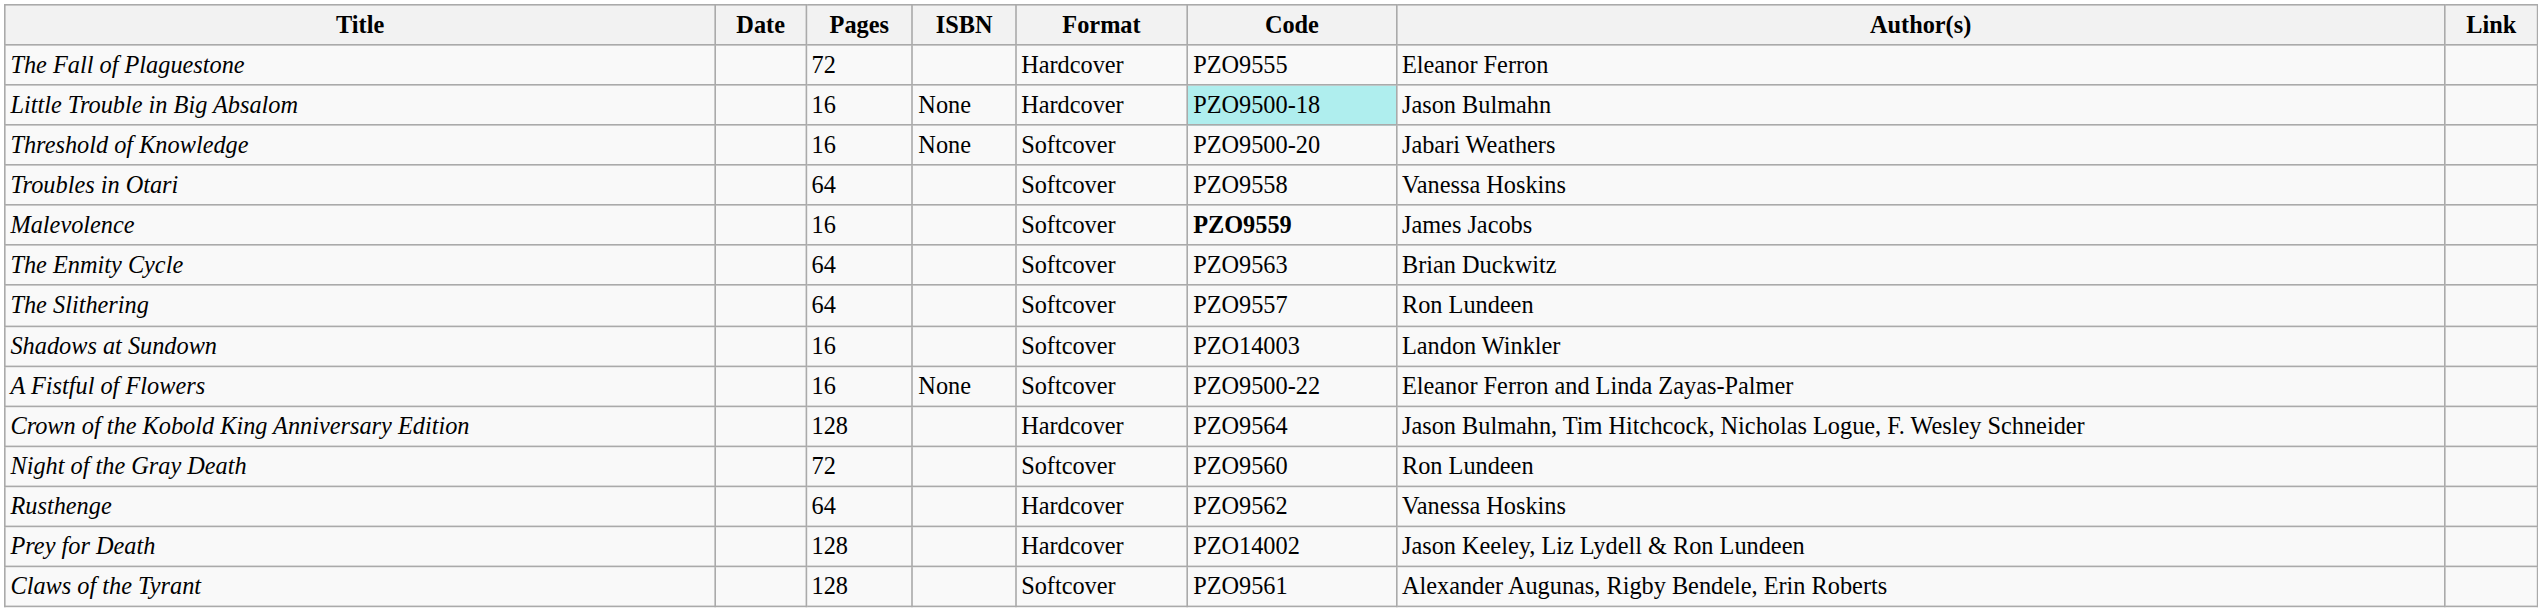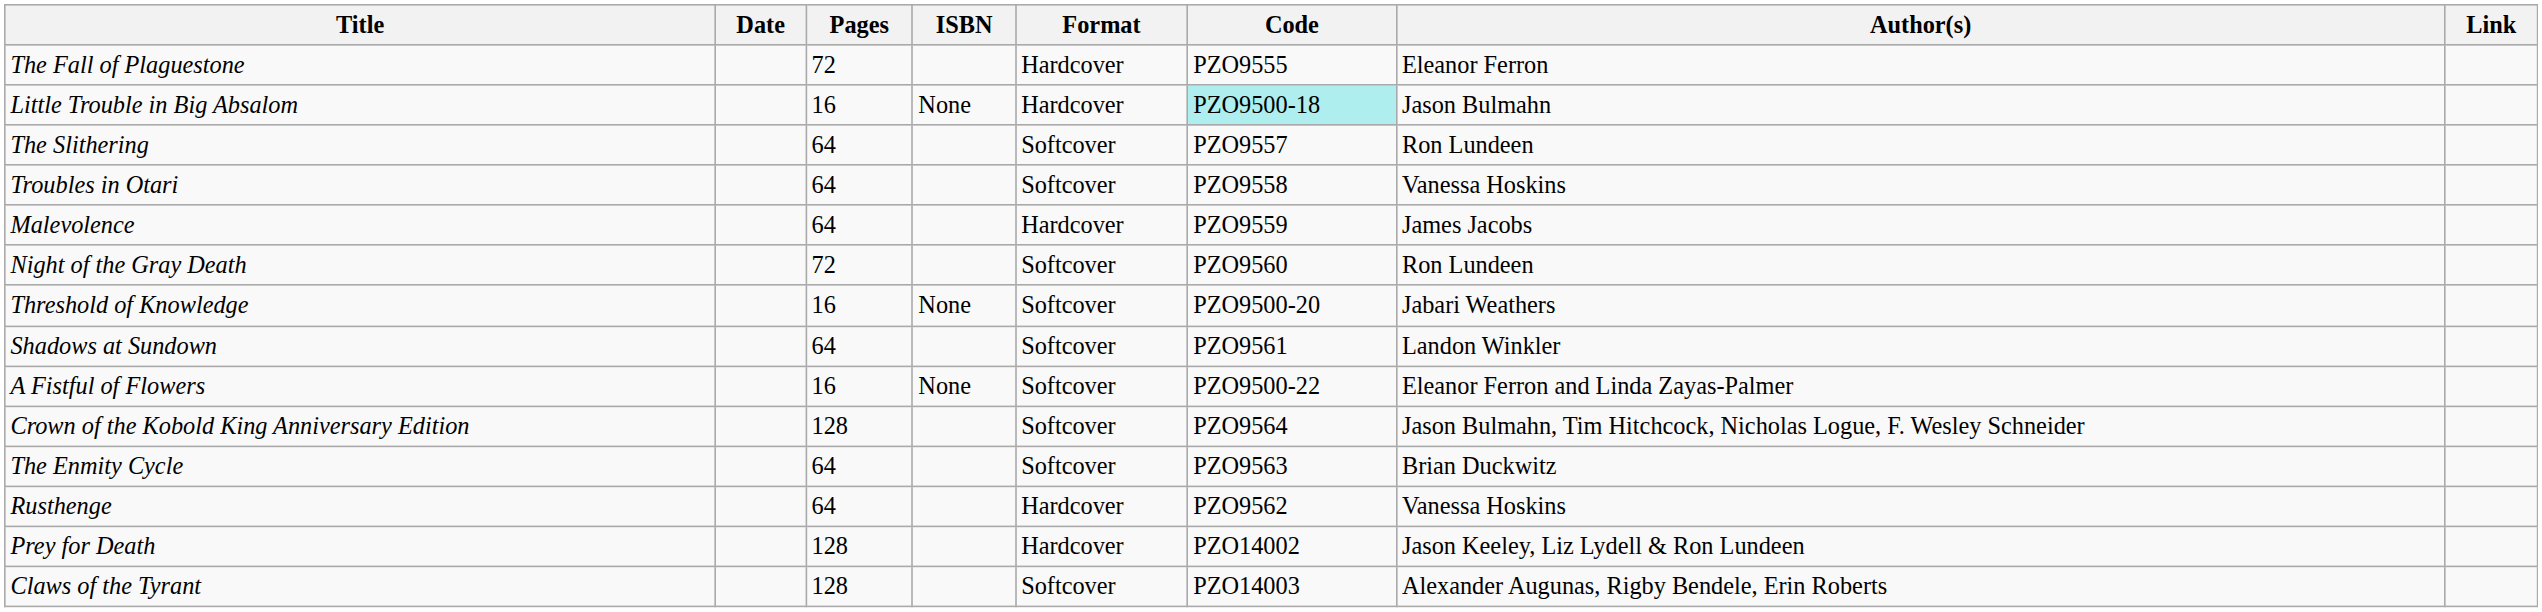rows swapped: (80, 305) <-> (129, 145)
(824, 225) 16 -> (824, 225) 64
(1068, 225) Softcover -> (1072, 225) Hardcover
(1242, 225) bold -> (1240, 225) normal
rows swapped: (129, 465) <-> (97, 265)
(824, 345) 16 -> (824, 345) 64
(1246, 345) PZO14003 -> (1240, 345) PZO9561
(1072, 425) Hardcover -> (1068, 425) Softcover
(1240, 586) PZO9561 -> (1246, 586) PZO14003
